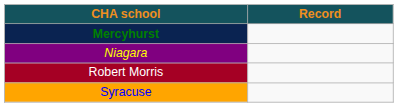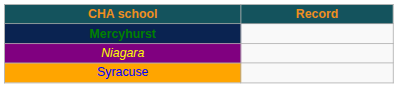- row: (126, 72)
